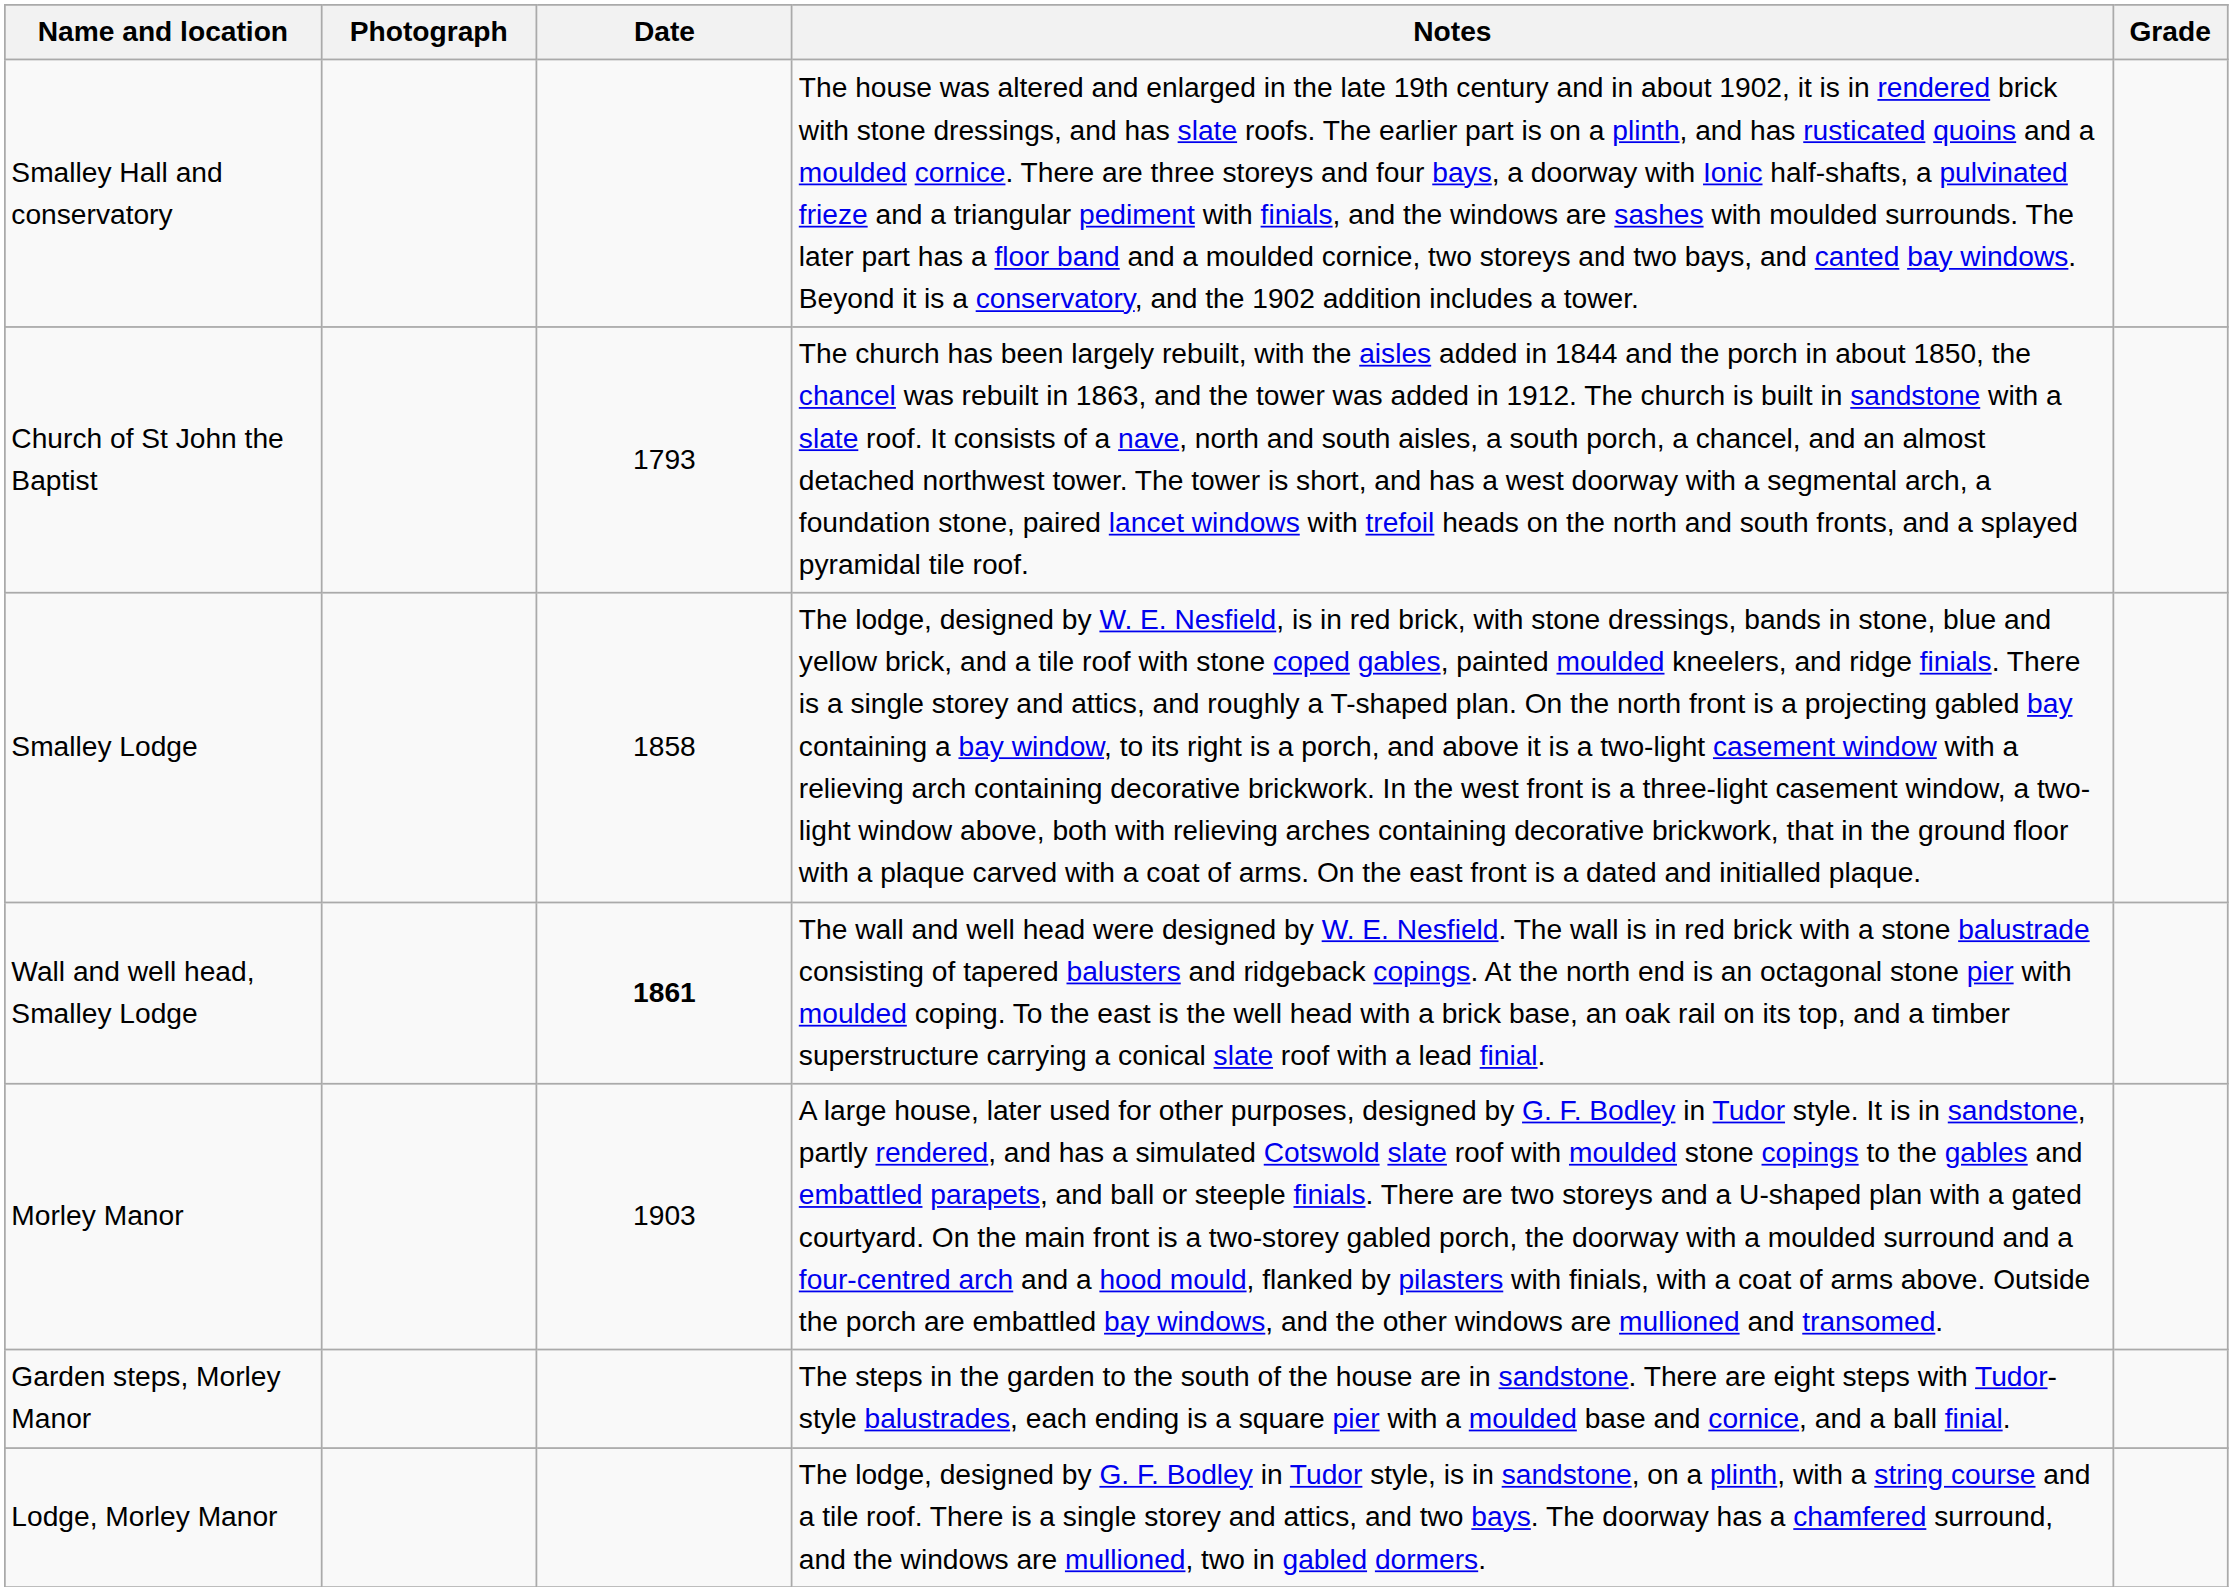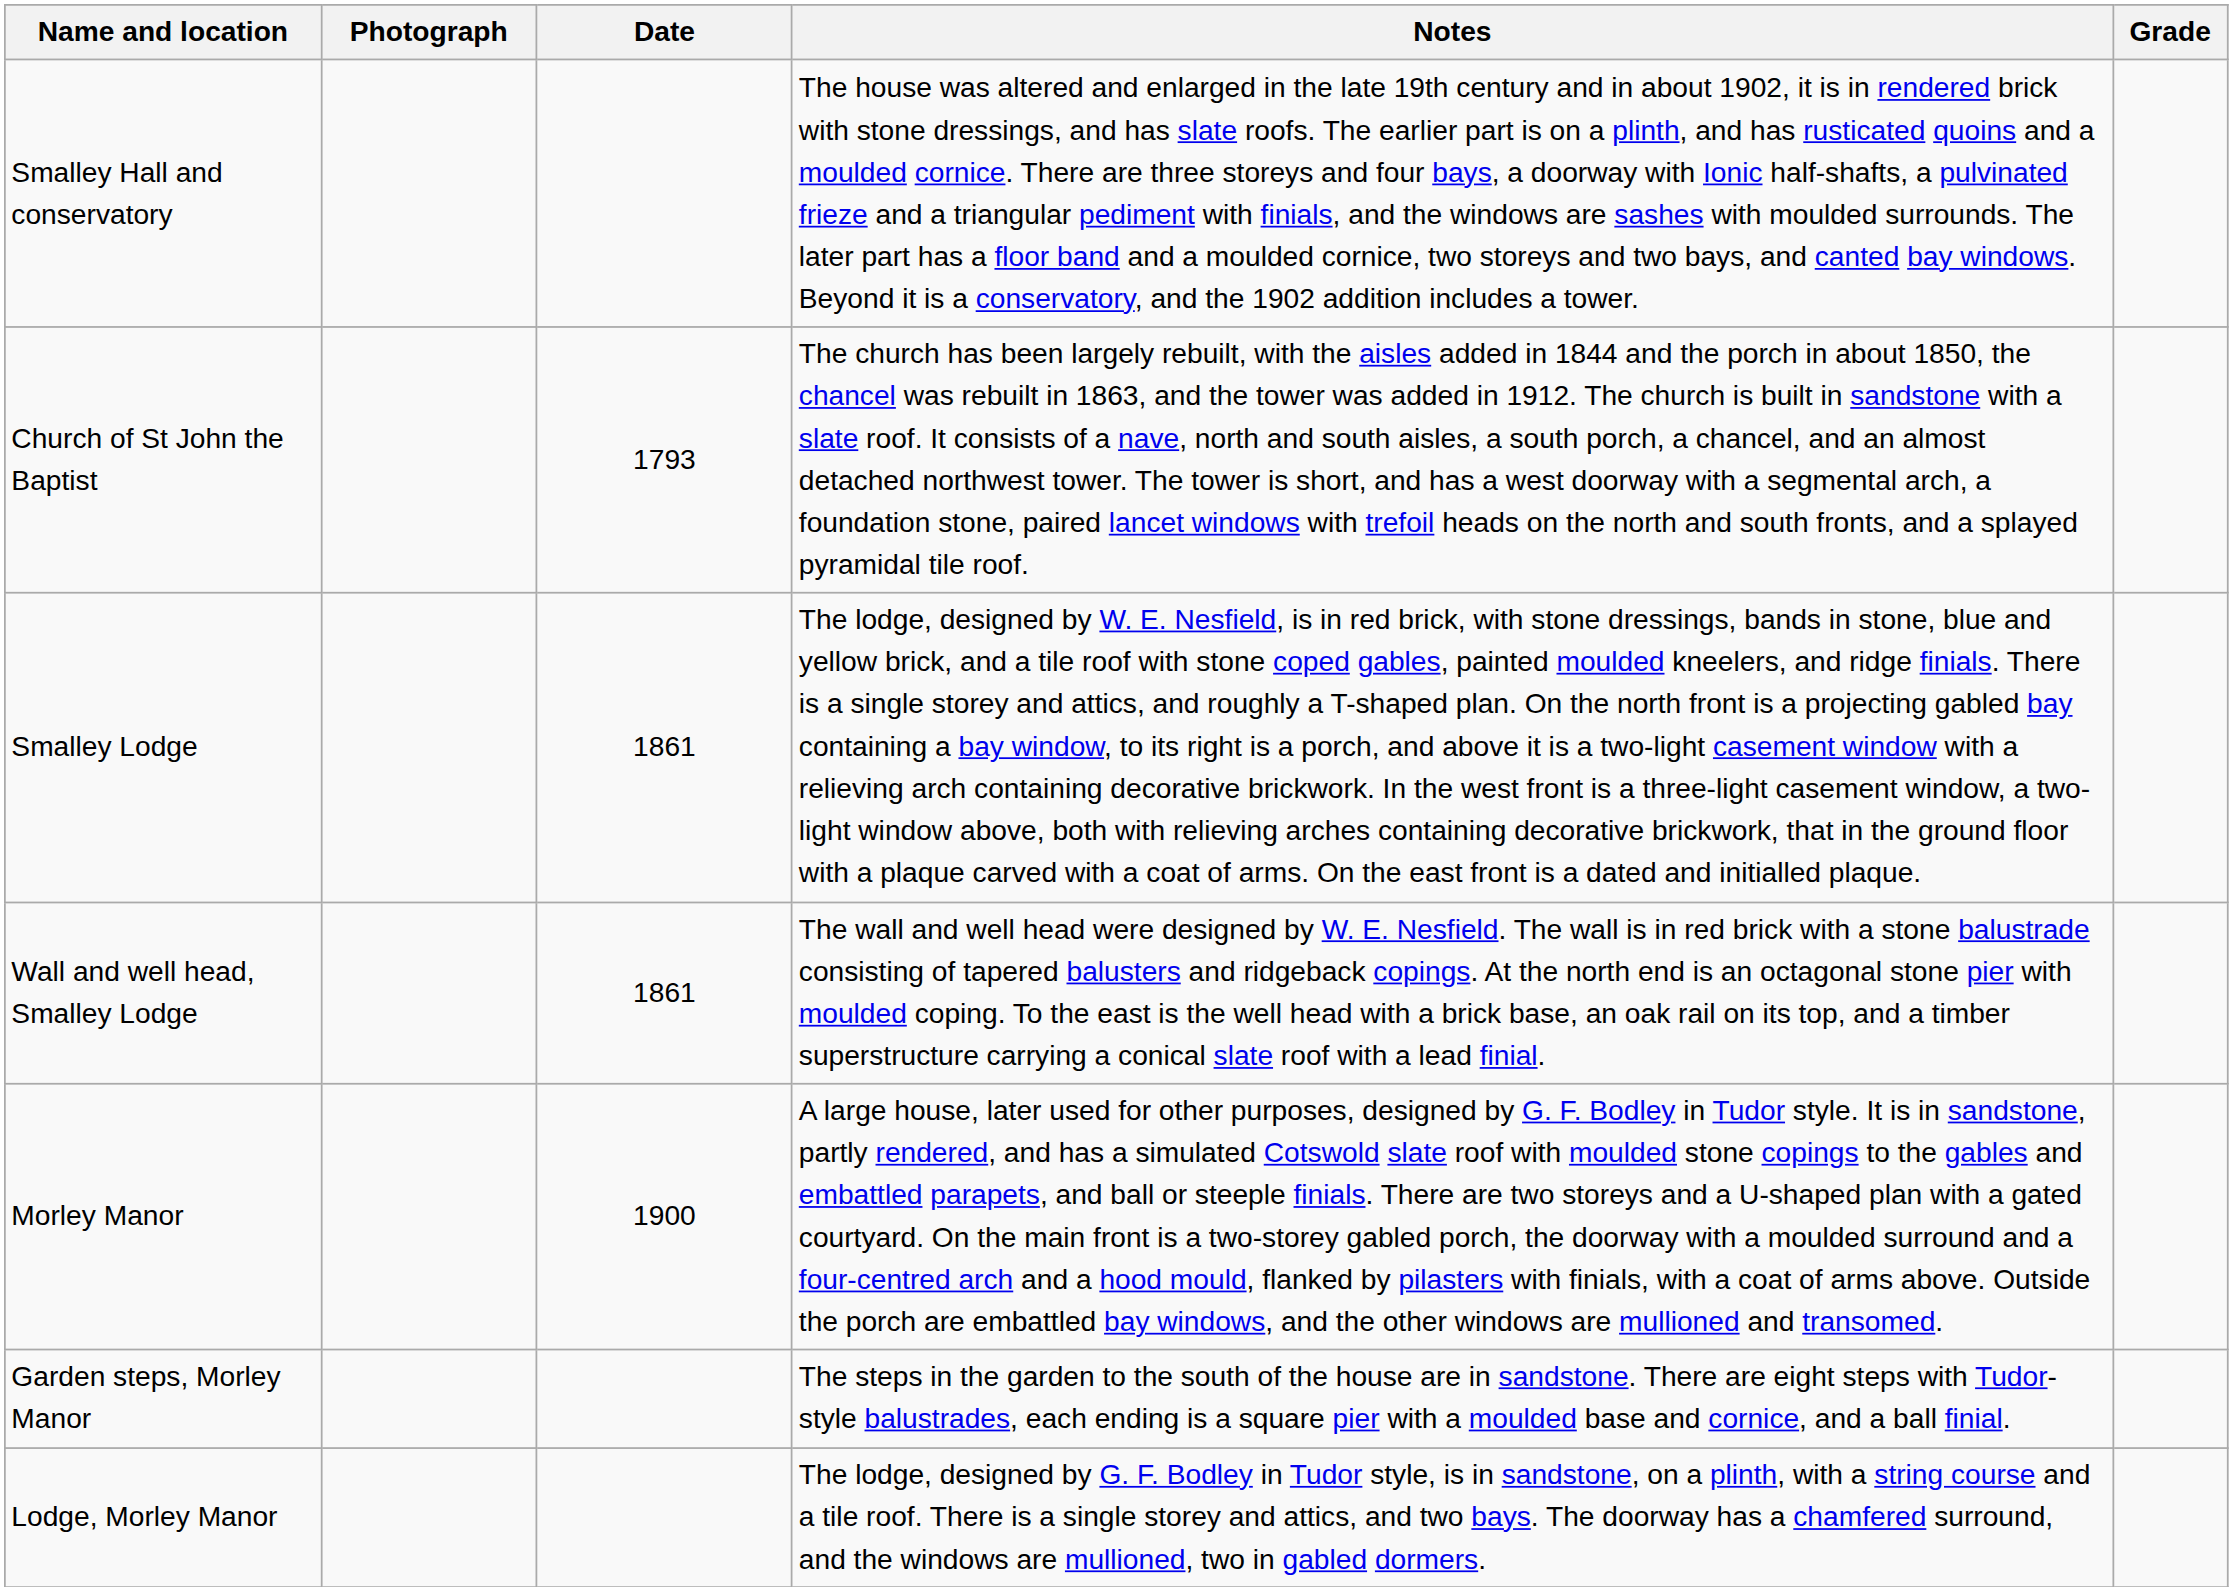(664, 746) 1858 -> (664, 746) 1861
(664, 992) bold -> (664, 992) normal
(664, 1216) 1903 -> (664, 1216) 1900
